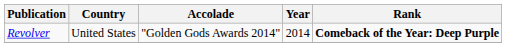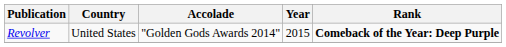(298, 33) 2014 -> (298, 33) 2015
